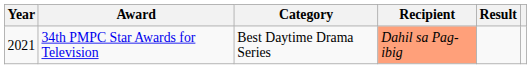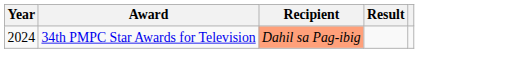- column: (306, 15)
(21, 44) 2021 -> (21, 37) 2024
